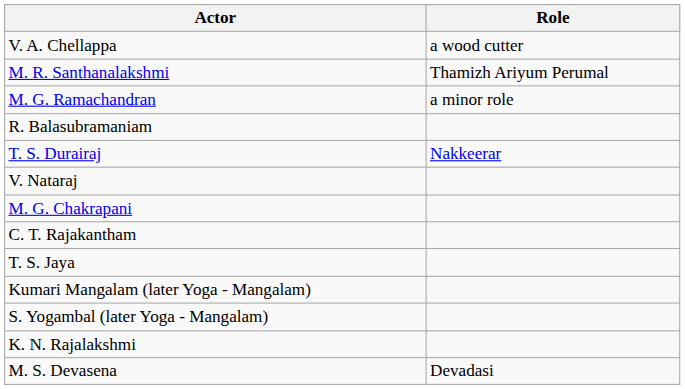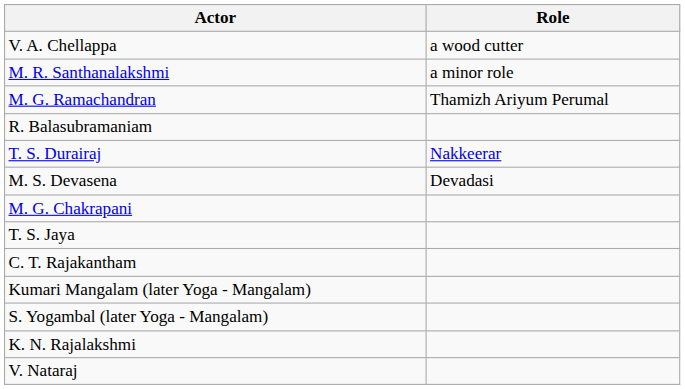(519, 72) Thamizh Ariyum Perumal -> (472, 72) a minor role
(472, 99) a minor role -> (519, 99) Thamizh Ariyum Perumal
rows swapped: (63, 371) <-> (43, 180)
rows swapped: (72, 235) <-> (42, 262)
